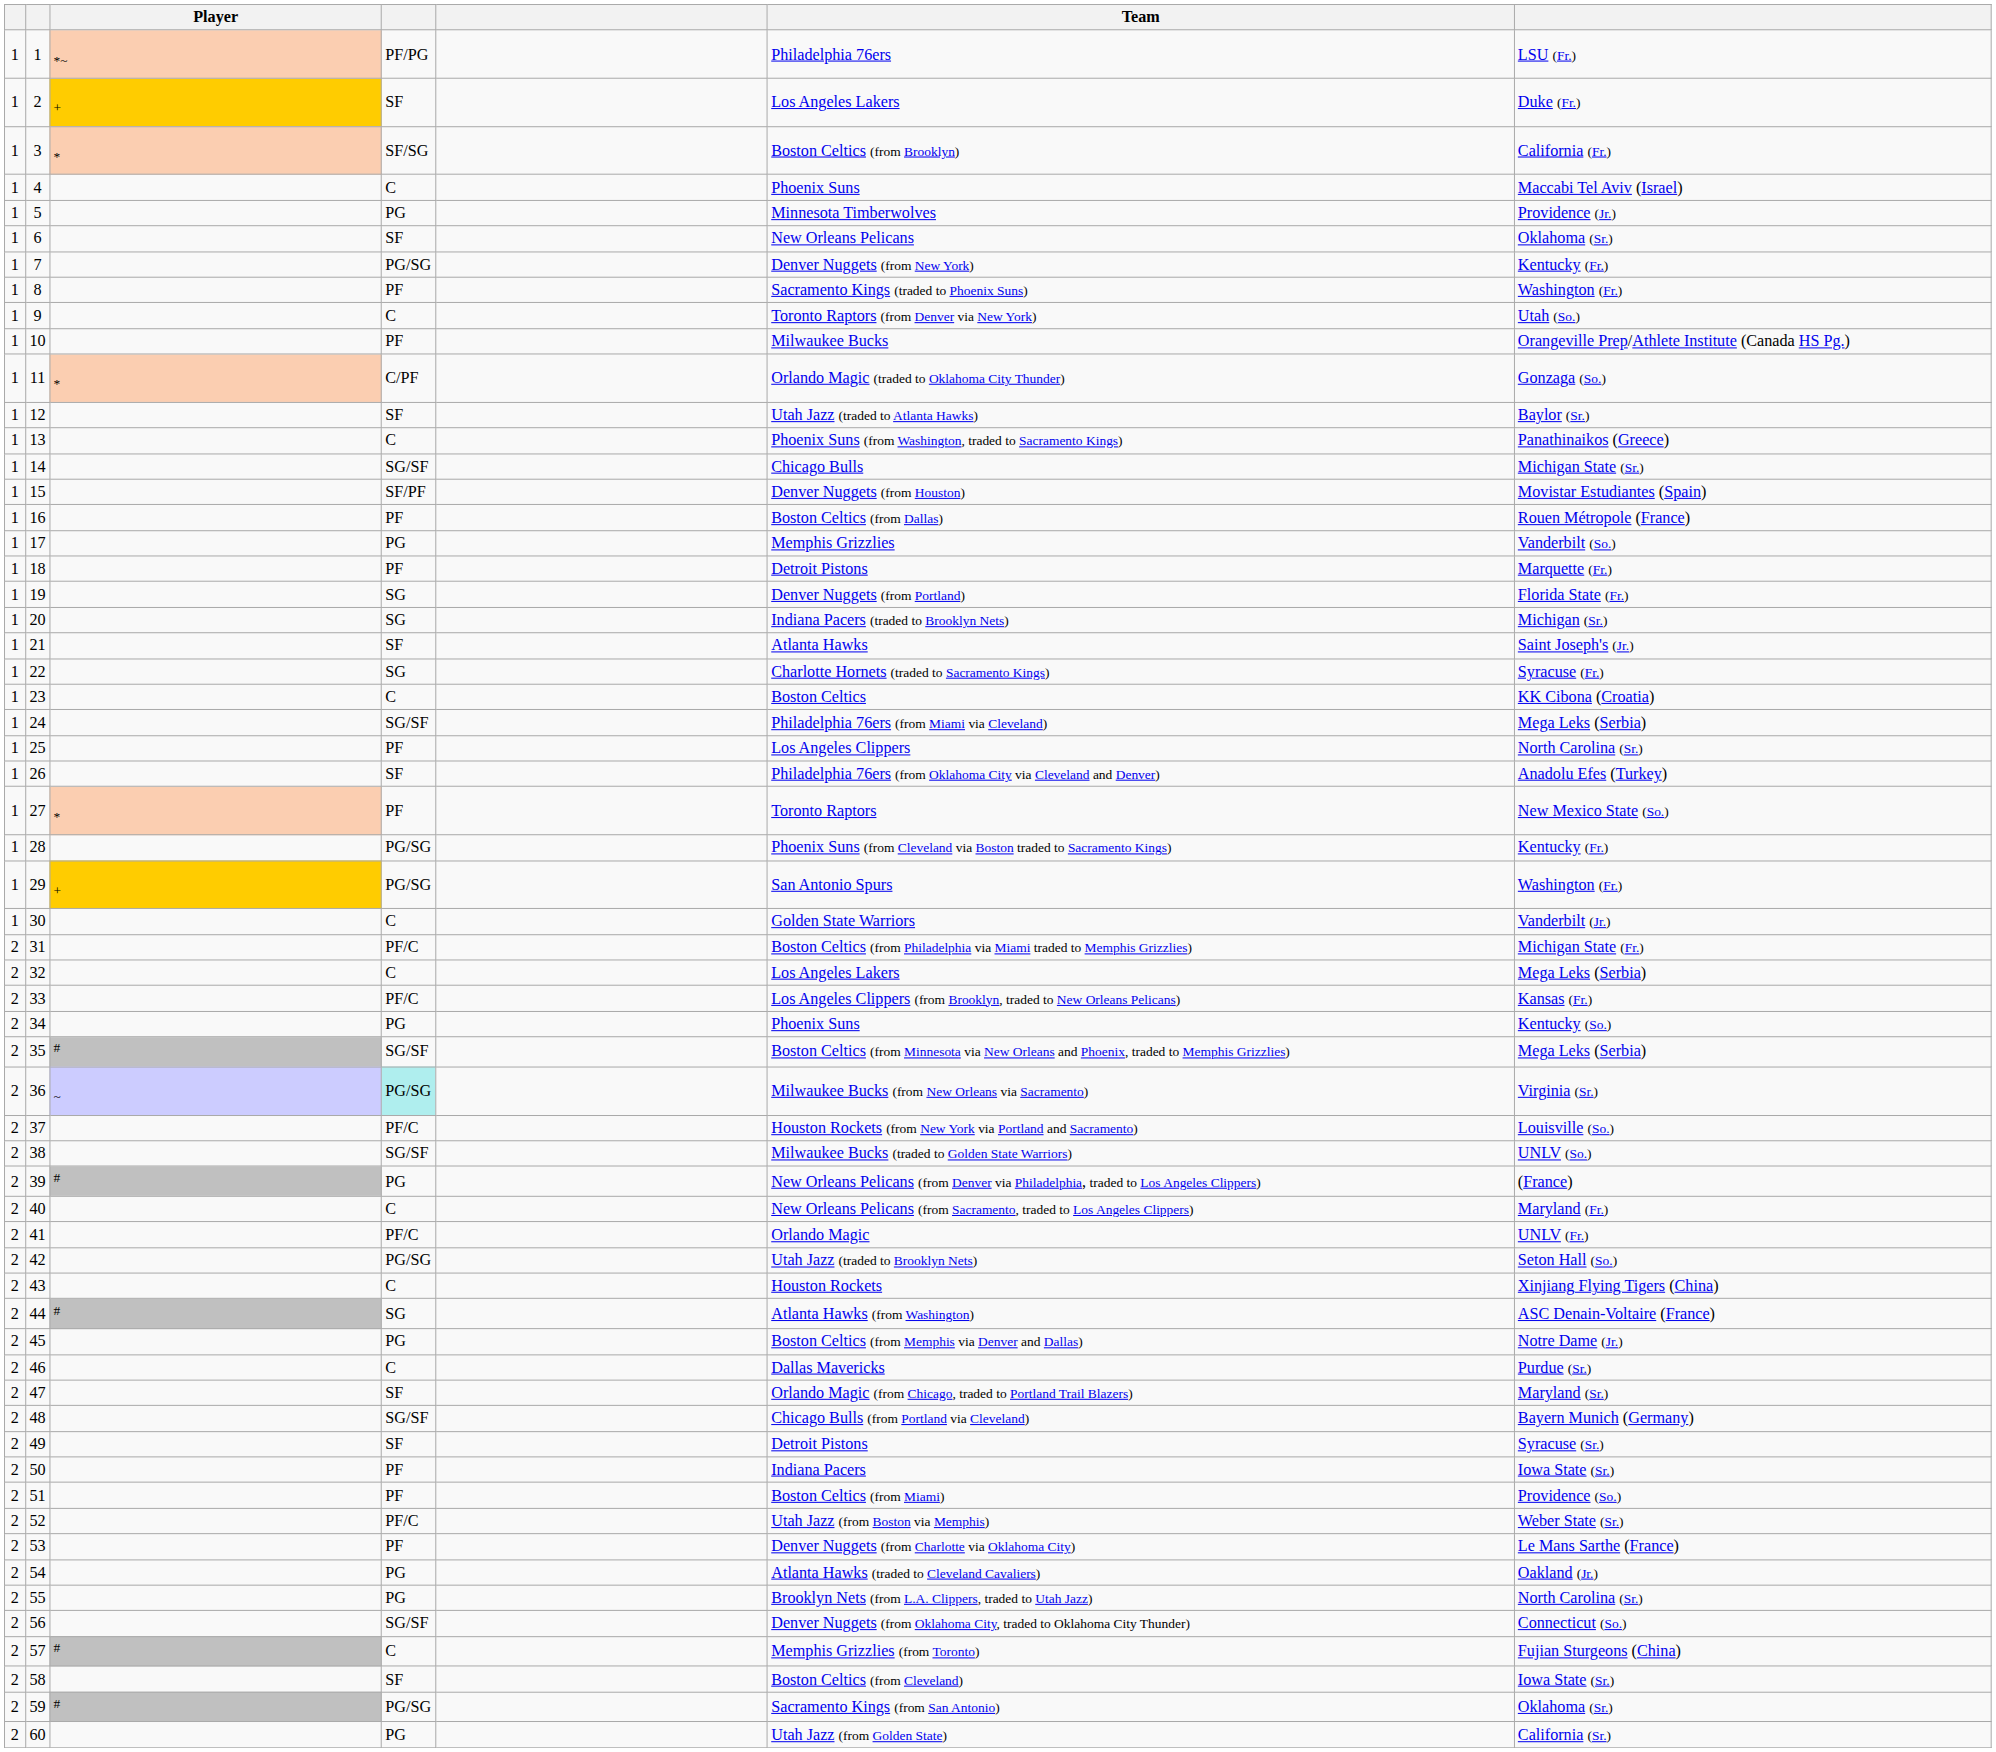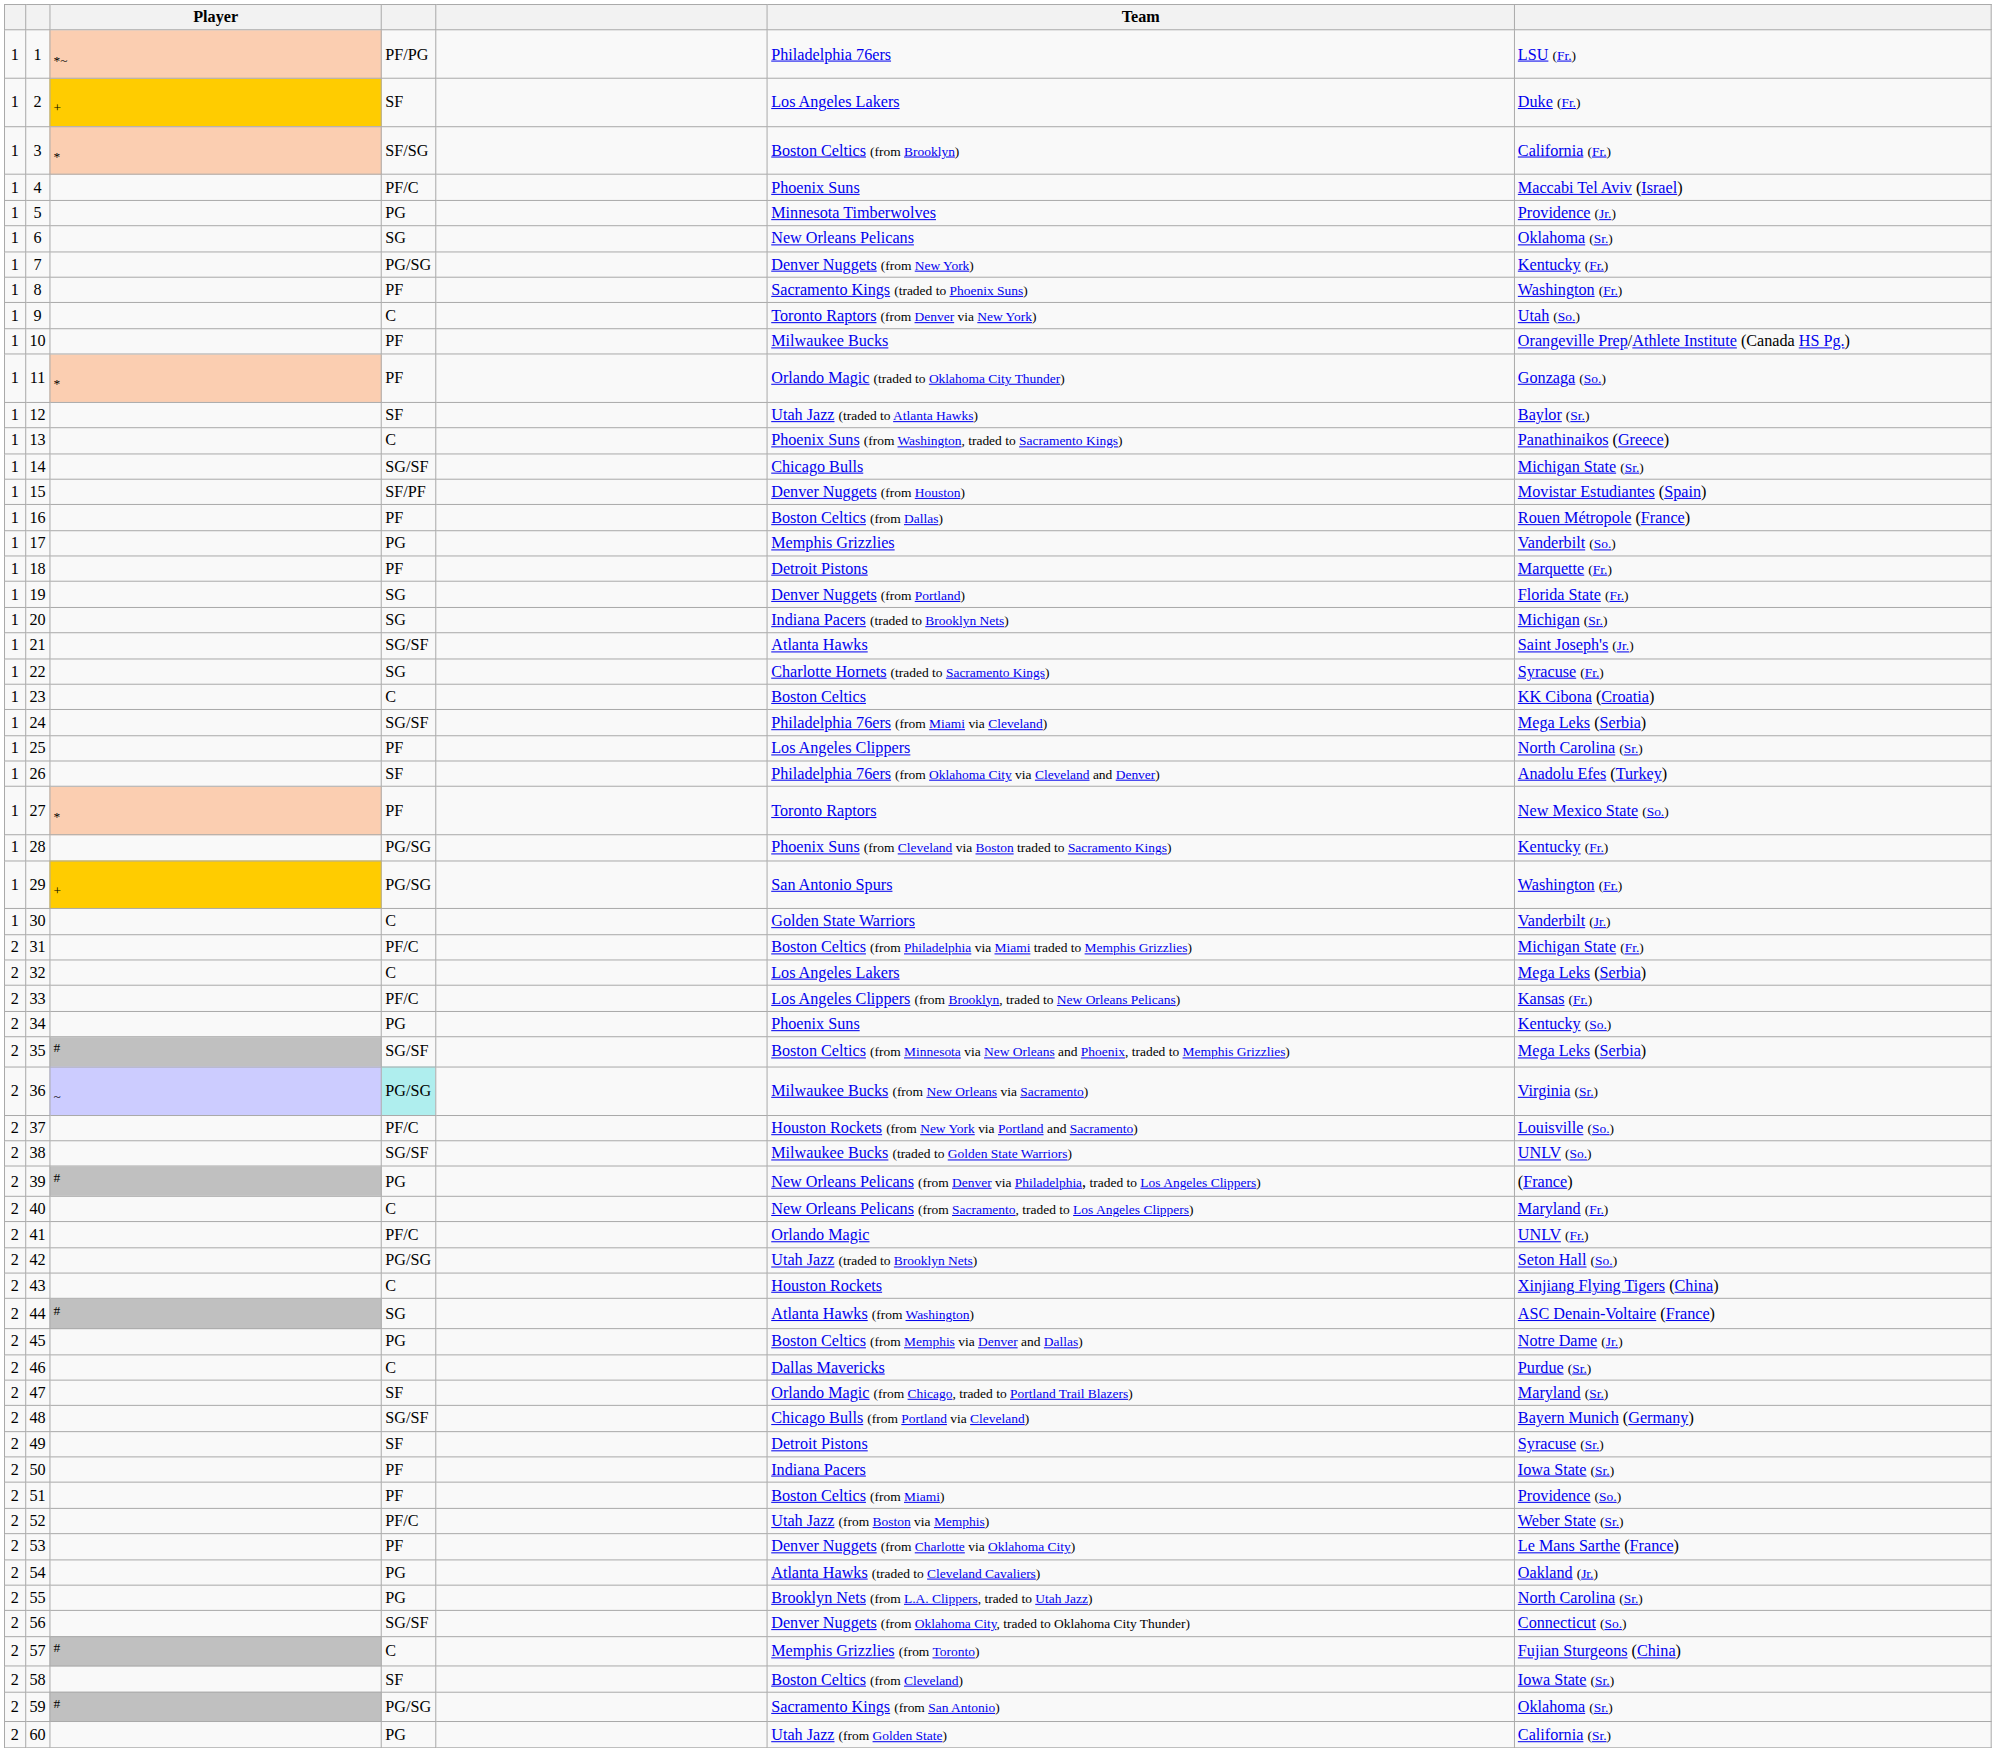(391, 187) C -> (402, 187) PF/C
(394, 238) SF -> (396, 238) SG
(402, 378) C/PF -> (394, 378) PF
(394, 645) SF -> (407, 645) SG/SF
